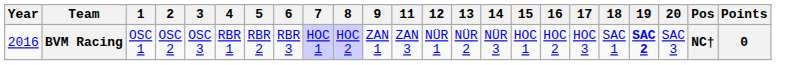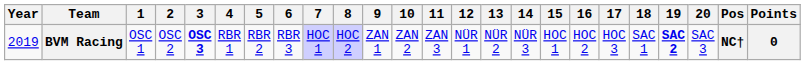+ column: (407, 15)
(23, 42) 2016 -> (23, 42) 2019
(200, 42) normal -> (200, 42) bold
